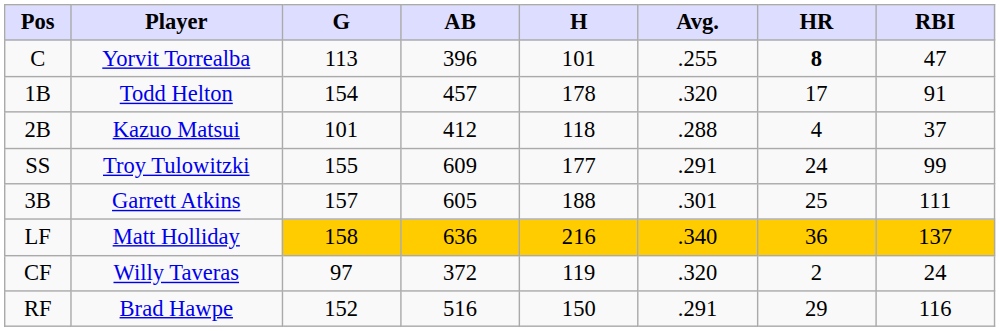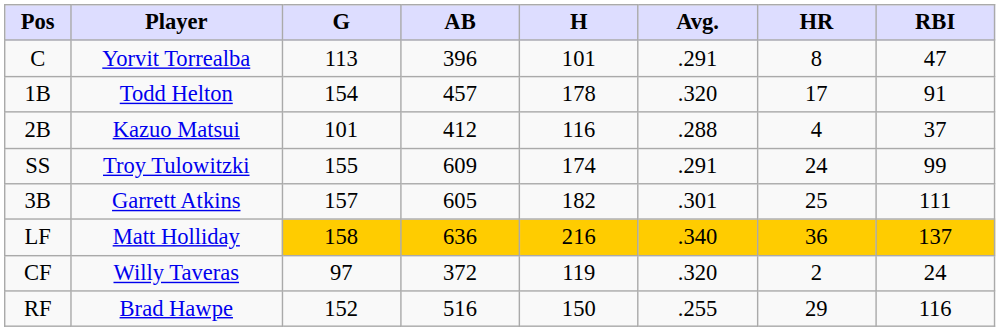(698, 58) .255 -> (698, 58) .291
(816, 58) bold -> (816, 58) normal
(579, 129) 118 -> (579, 129) 116
(579, 165) 177 -> (579, 165) 174
(579, 201) 188 -> (579, 201) 182
(698, 308) .291 -> (698, 308) .255
